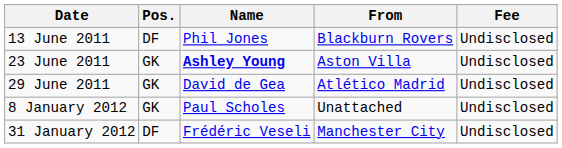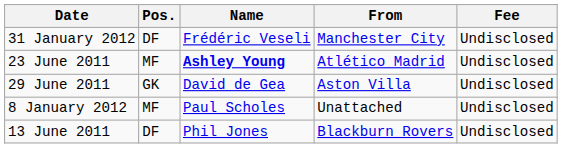rows swapped: (59, 39) <-> (72, 132)
(151, 62) GK -> (151, 62) MF
(364, 62) Aston Villa -> (381, 62) Atlético Madrid
(381, 85) Atlético Madrid -> (364, 85) Aston Villa
(151, 108) GK -> (151, 108) MF
